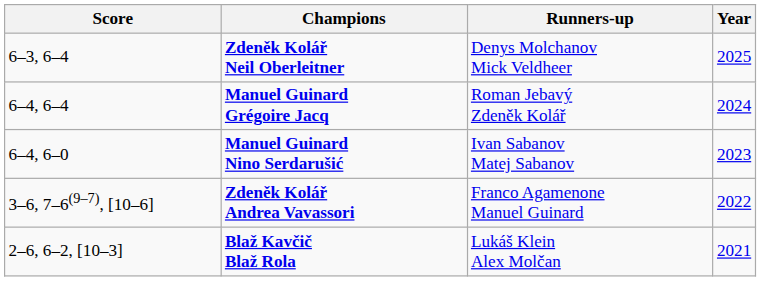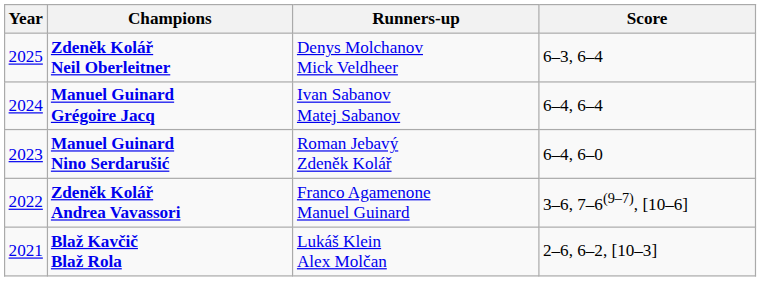columns swapped: (734, 19) <-> (113, 19)
(522, 105) Roman Jebavý Zdeněk Kolář -> (349, 105) Ivan Sabanov Matej Sabanov
(523, 154) Ivan Sabanov Matej Sabanov -> (348, 154) Roman Jebavý Zdeněk Kolář
